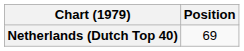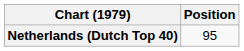(210, 35) 69 -> (210, 35) 95
